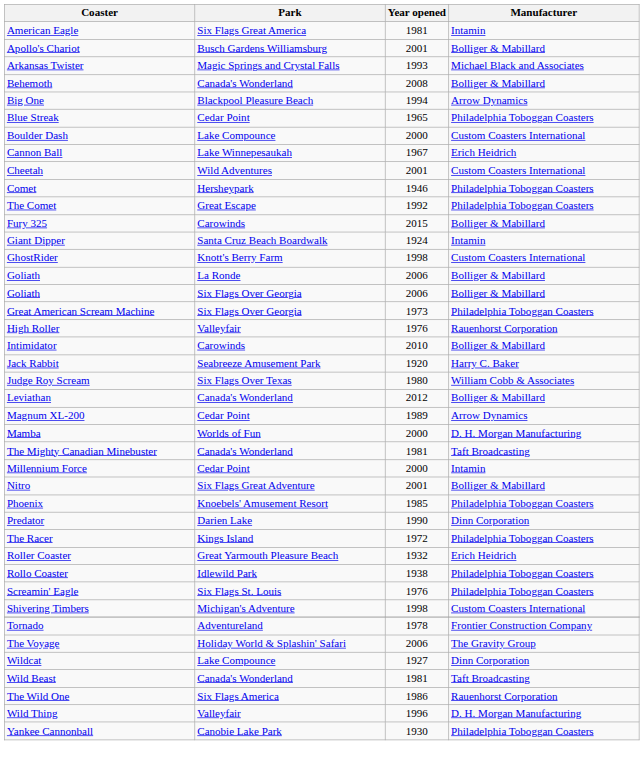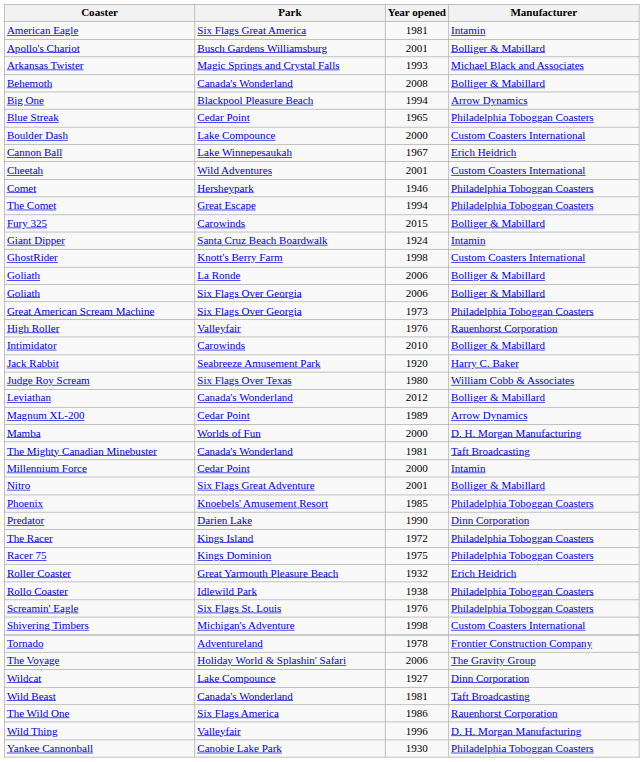(417, 205) 1992 -> (417, 205) 1994
+ row: (27, 556)
